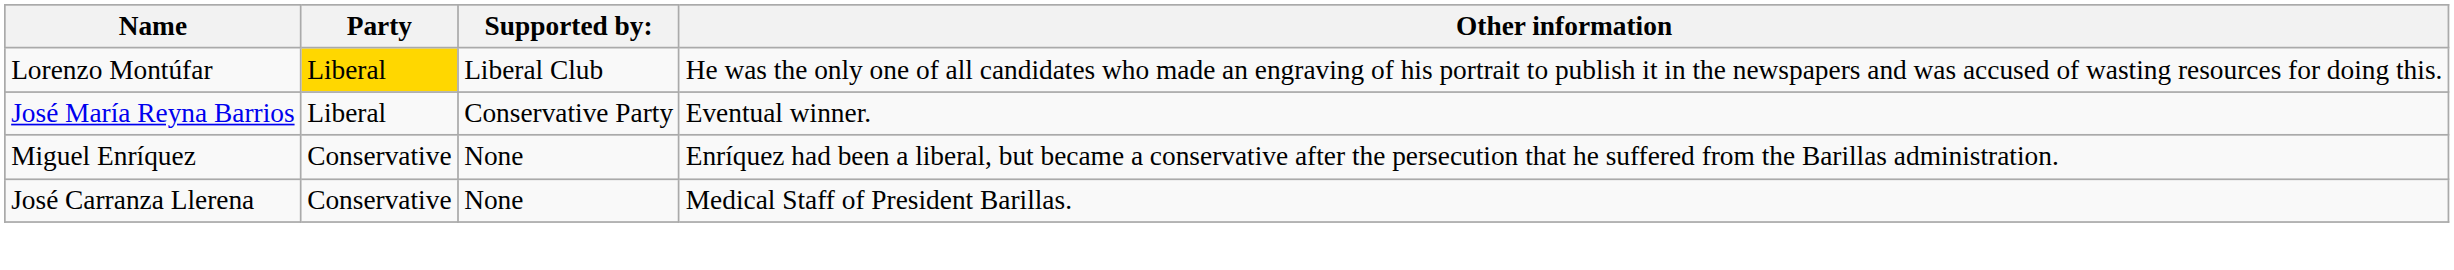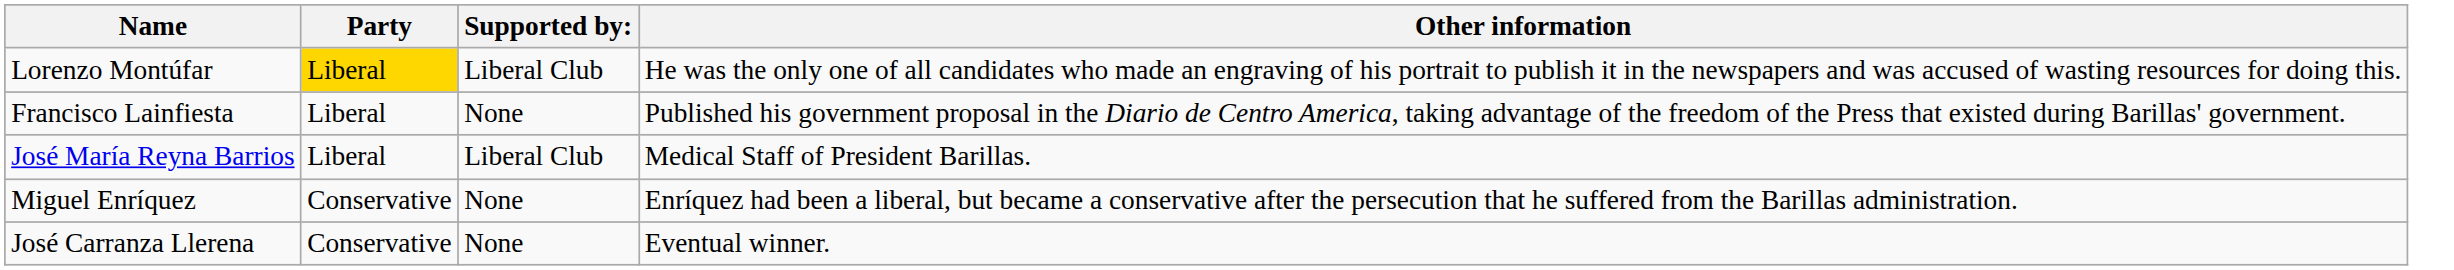+ row: (122, 112)
(569, 112) Conservative Party -> (534, 156) Liberal Club
(778, 112) Eventual winner. -> (838, 156) Medical Staff of President Barillas.
(879, 199) Medical Staff of President Barillas. -> (737, 243) Eventual winner.
